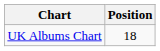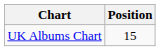(130, 35) 18 -> (130, 35) 15
